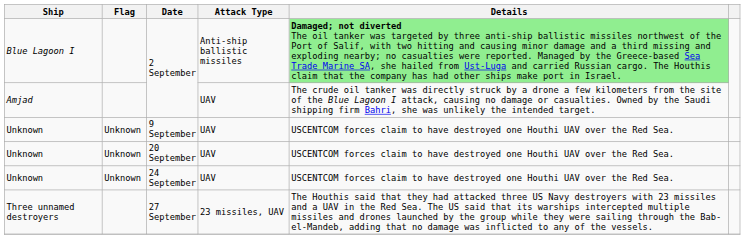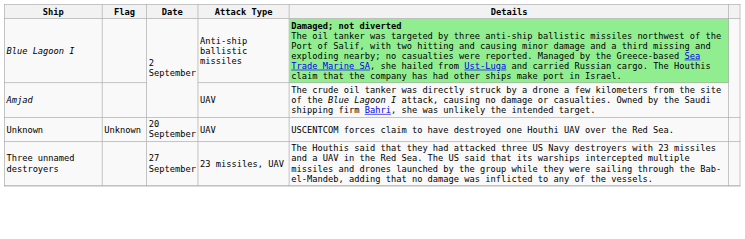- row: (25, 129)
- row: (25, 178)
